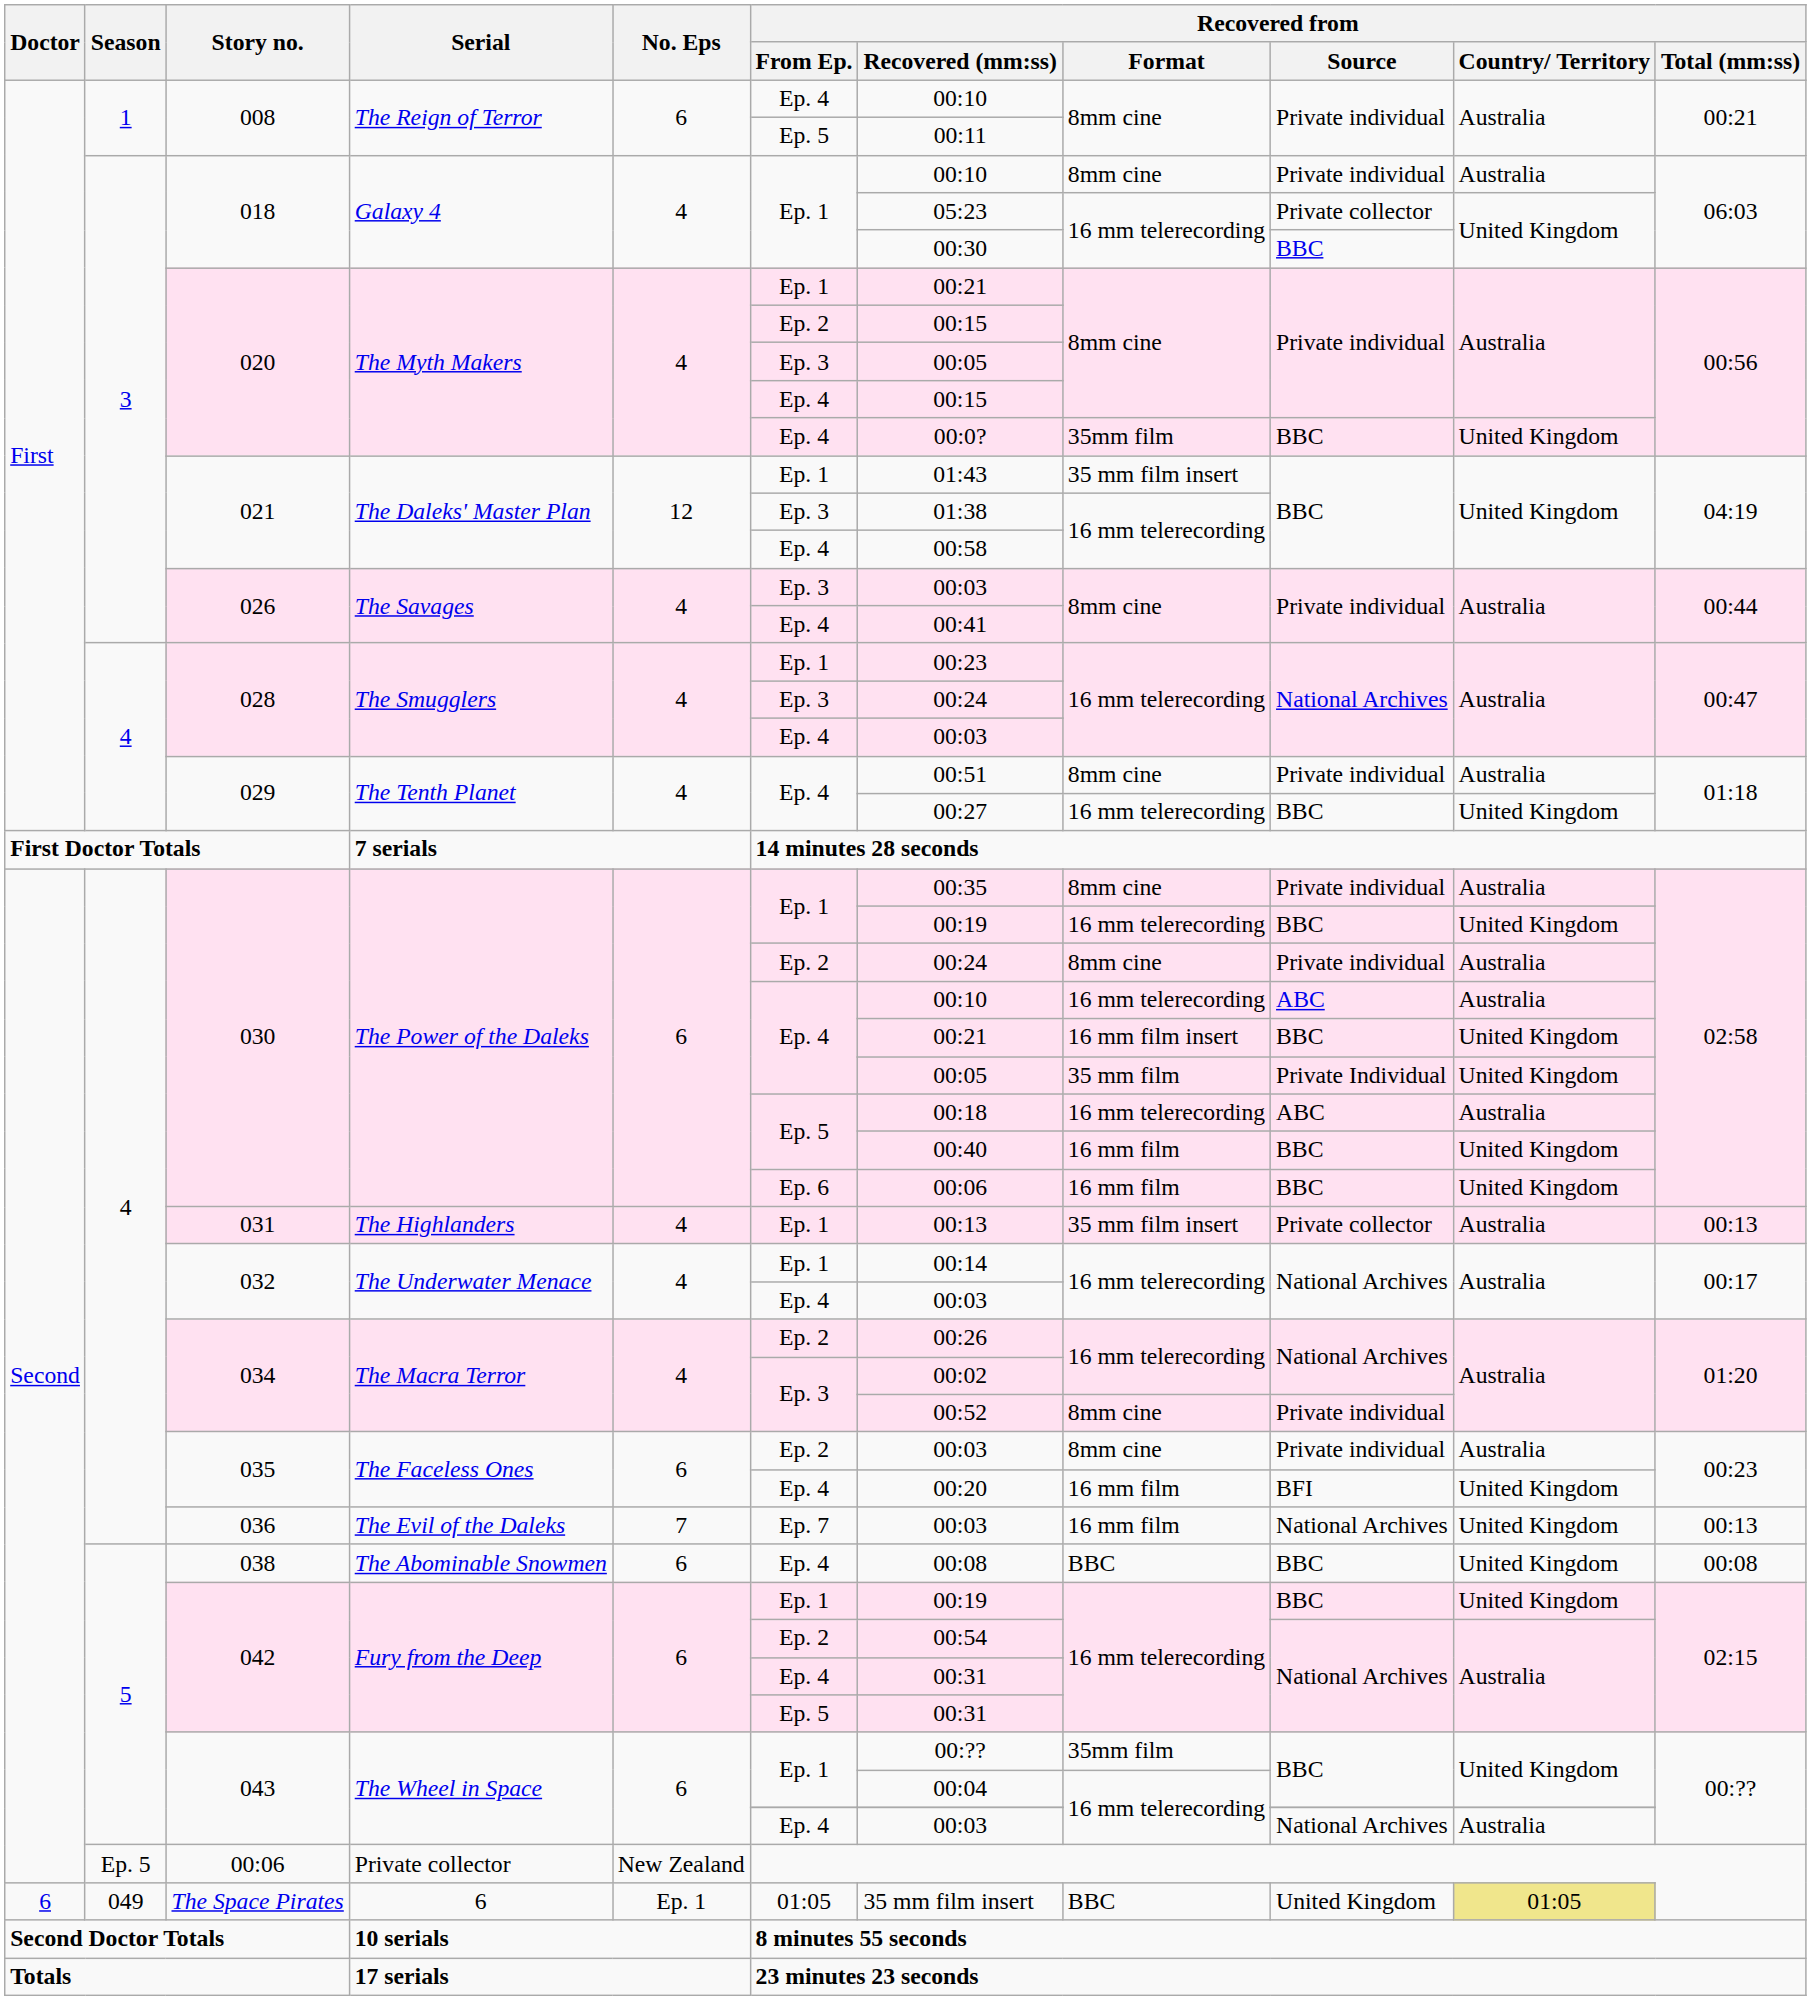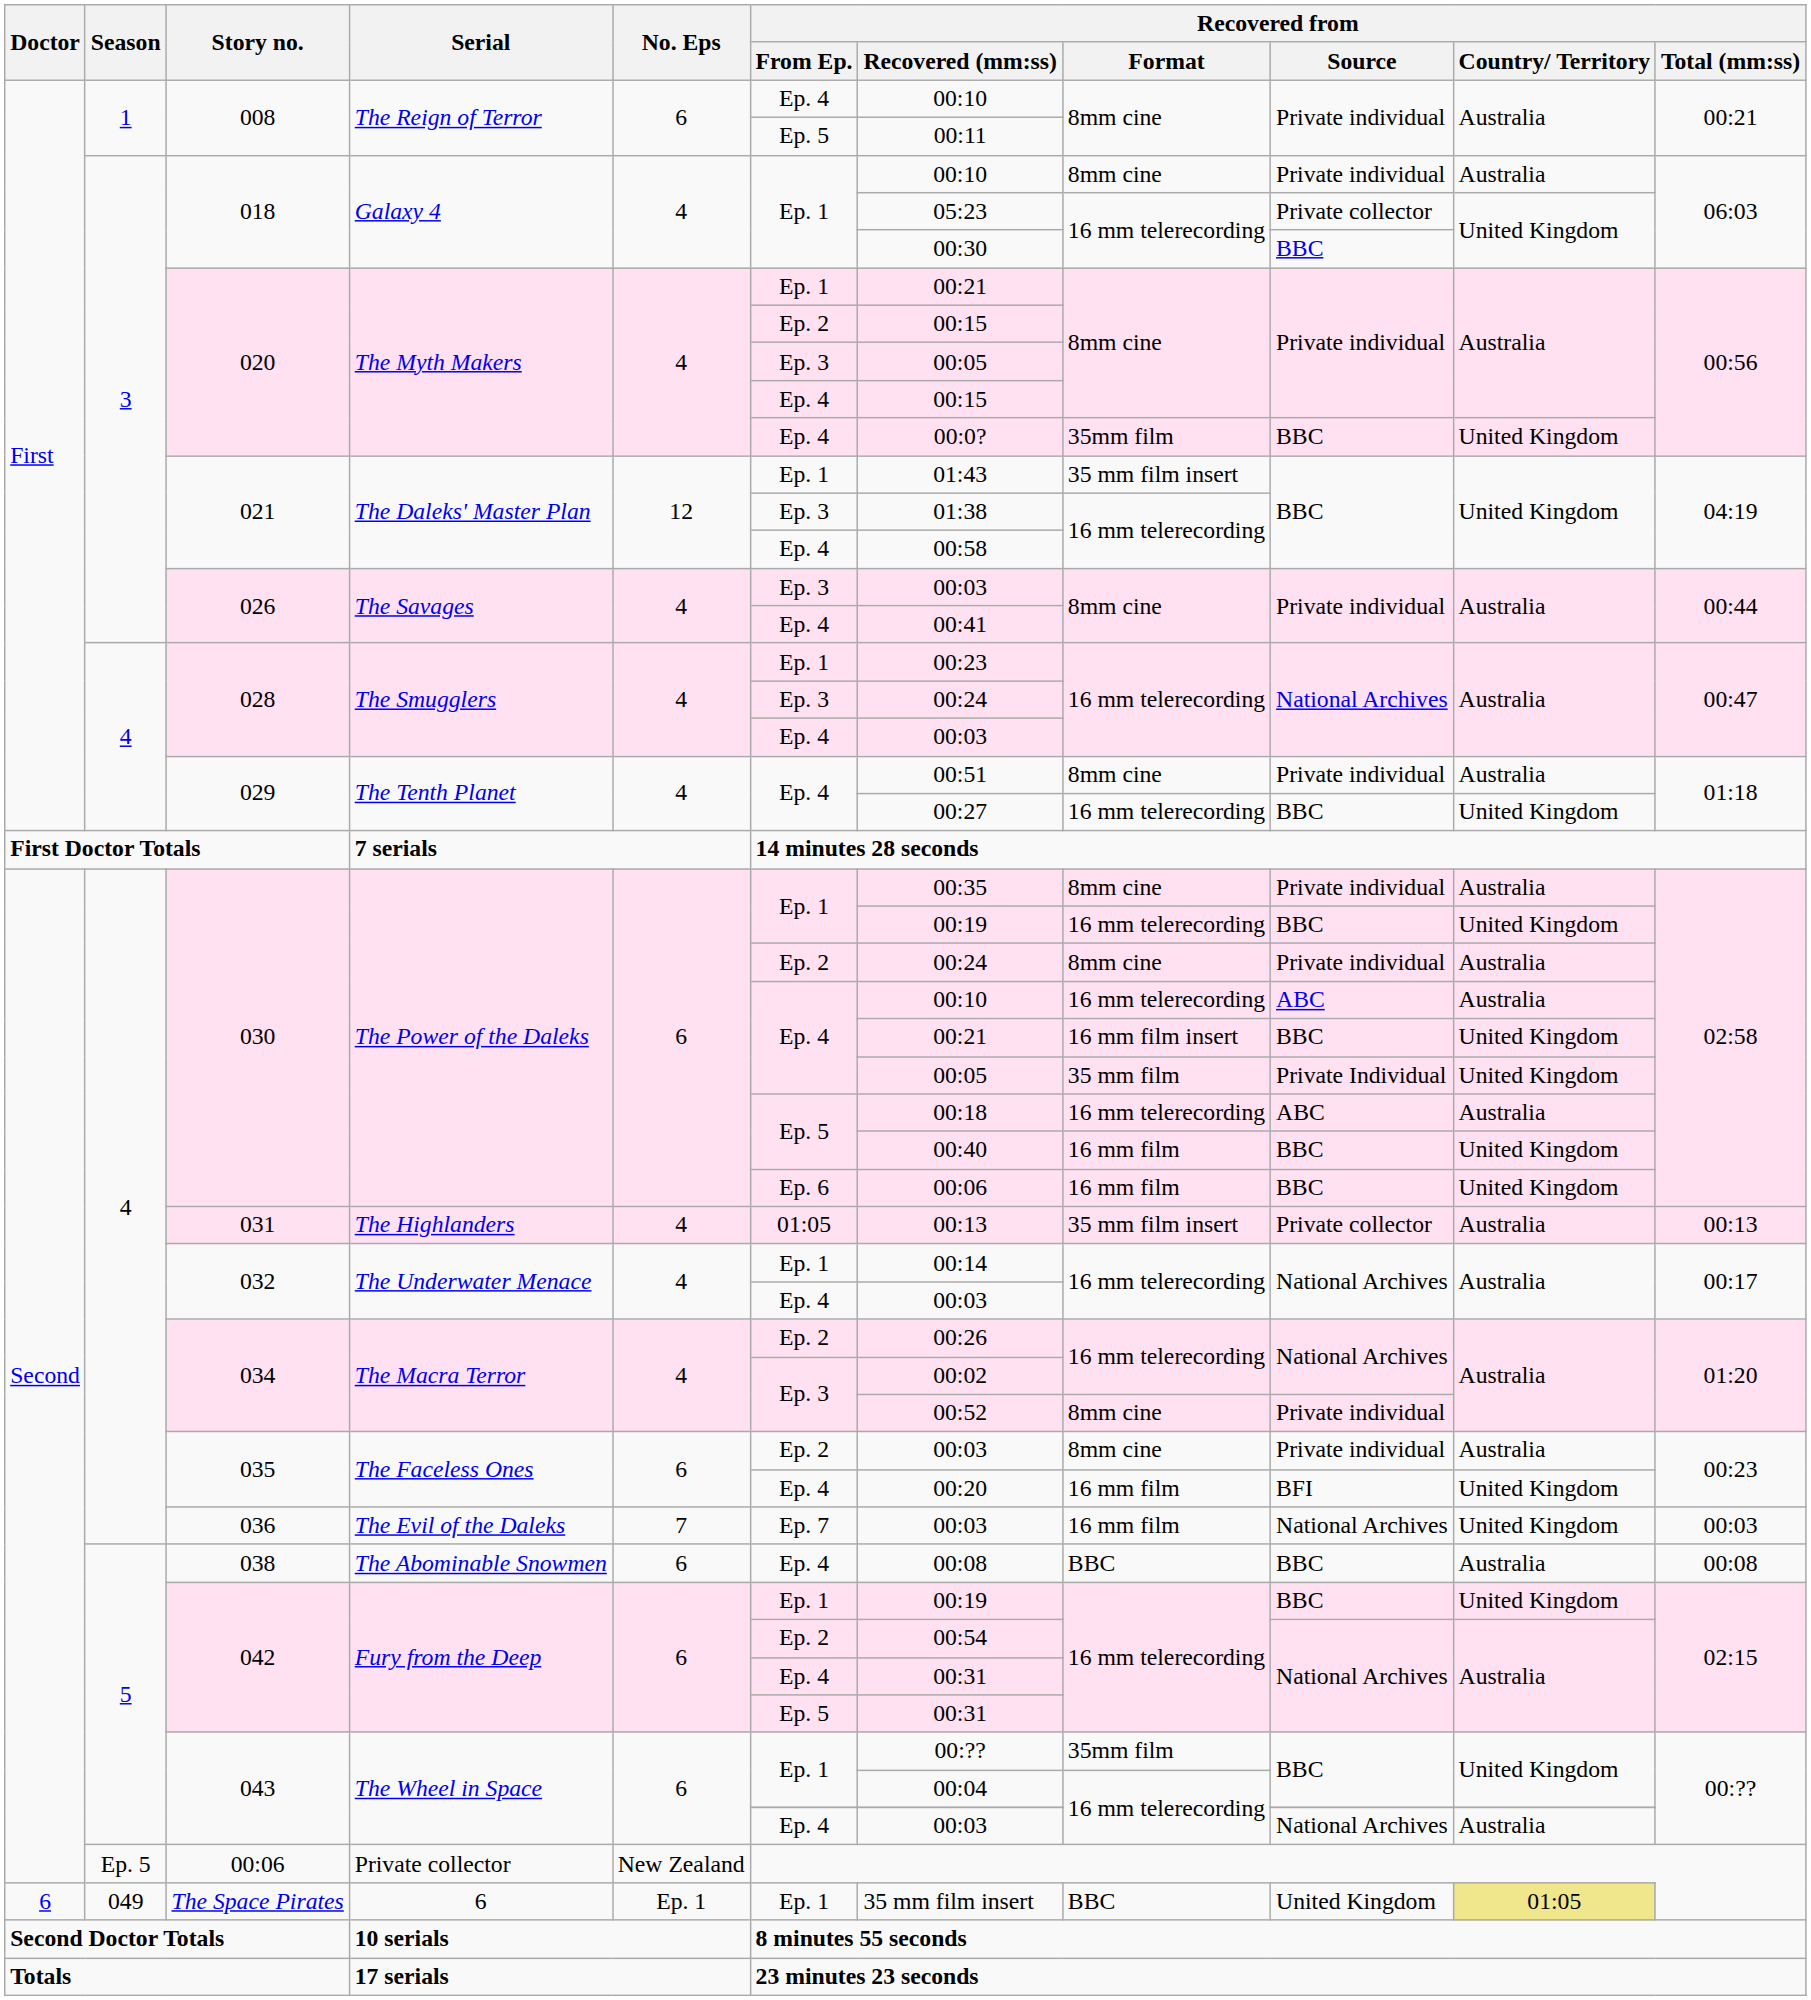(804, 1225) Ep. 1 -> (804, 1225) 01:05
(1731, 1525) 00:13 -> (1731, 1525) 00:03
(1539, 1563) United Kingdom -> (1502, 1563) Australia
(804, 1901) 01:05 -> (804, 1901) Ep. 1
